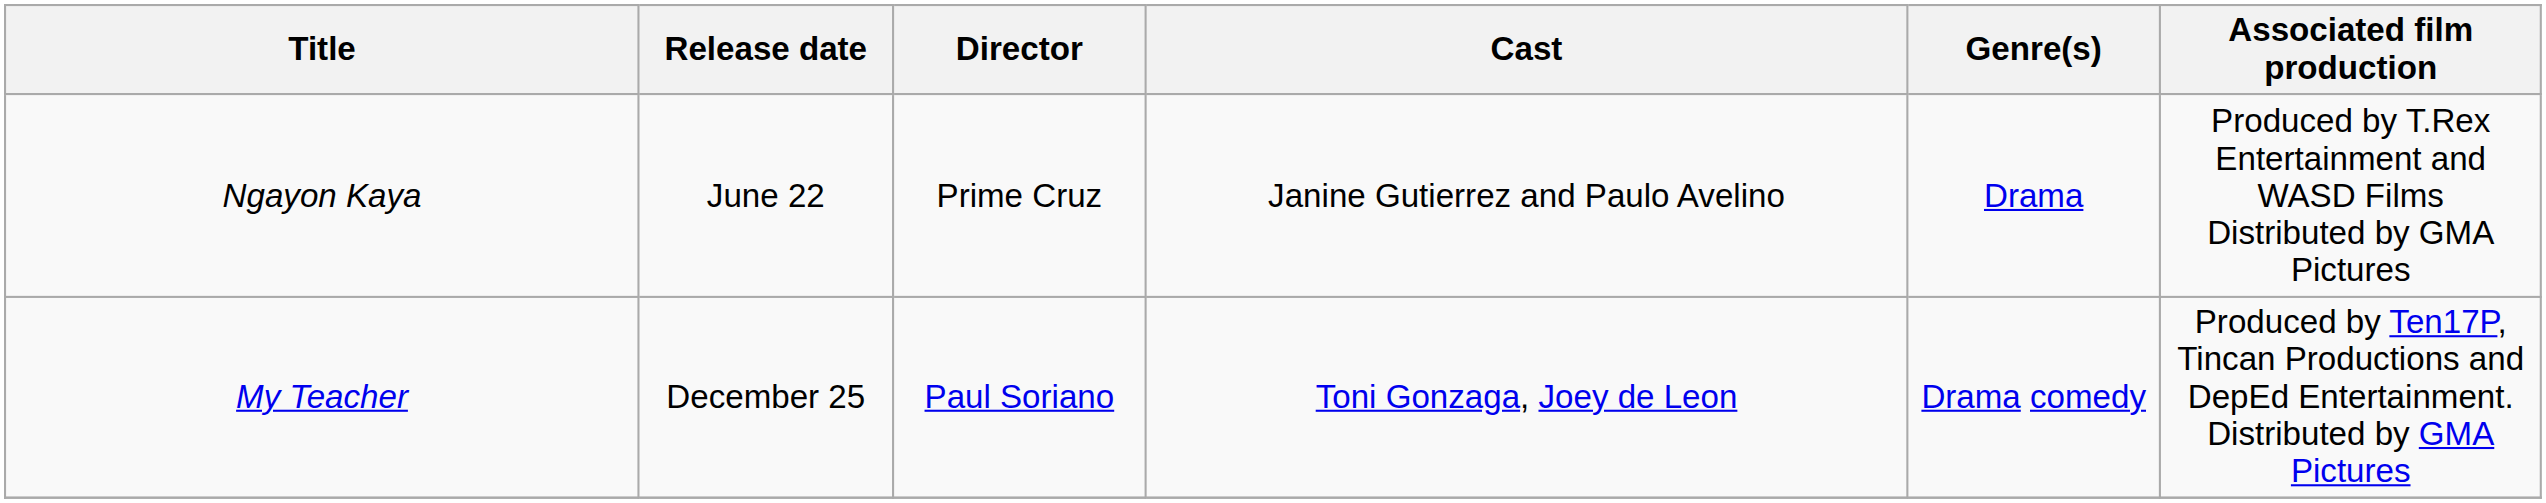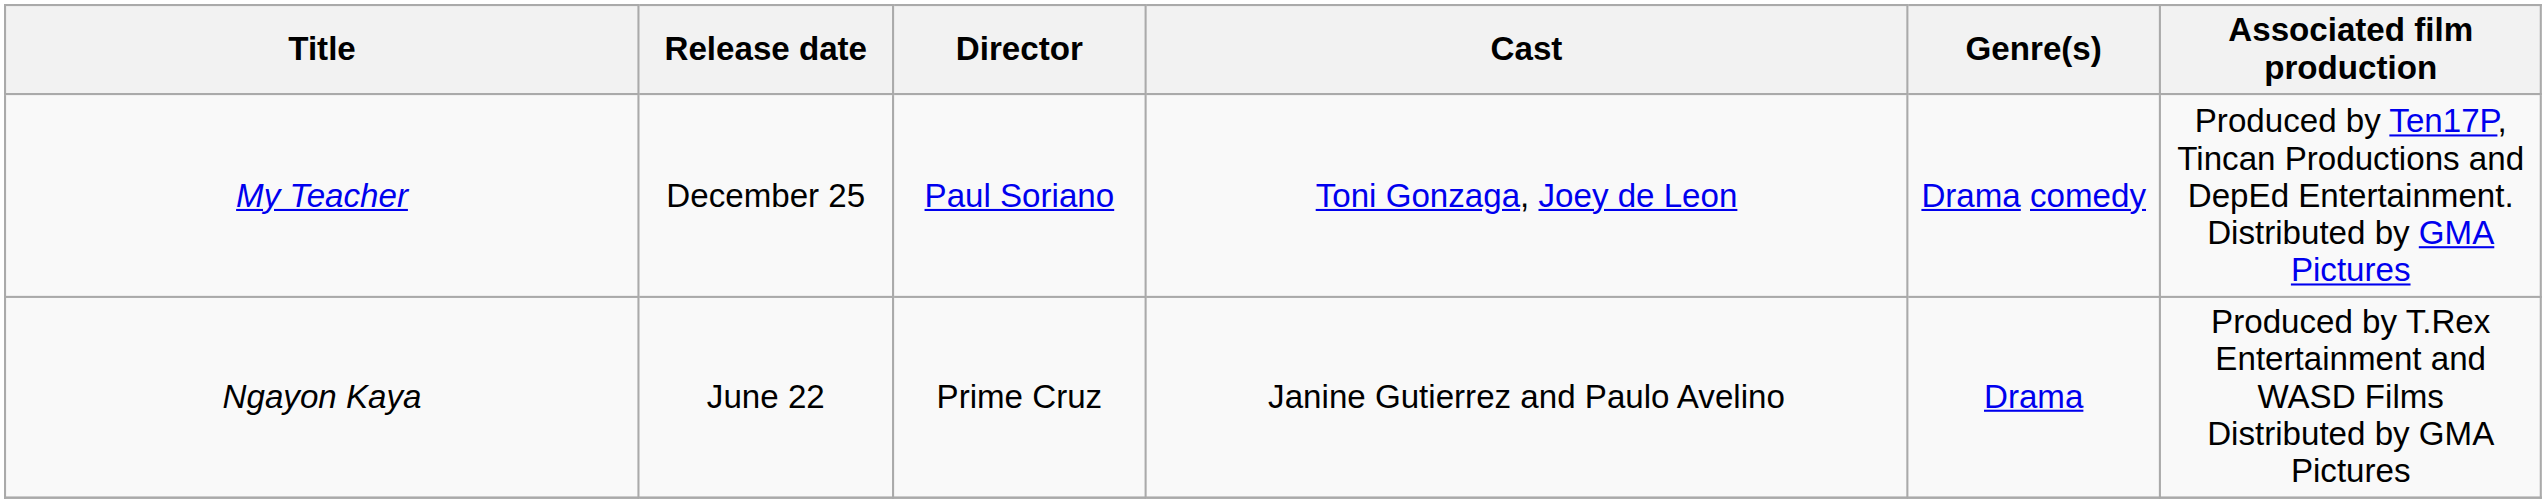rows swapped: (322, 195) <-> (322, 396)
